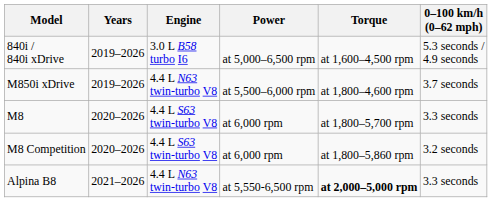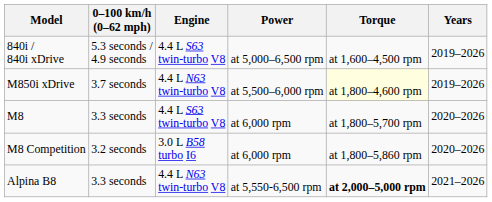columns swapped: (118, 20) <-> (454, 20)
(173, 52) 3.0 L B58 turbo I6 -> (192, 52) 4.4 L S63 twin-turbo V8
(367, 91) no background -> (375, 91) lightyellow background
(184, 148) 4.4 L S63 twin-turbo V8 -> (181, 148) 3.0 L B58 turbo I6
